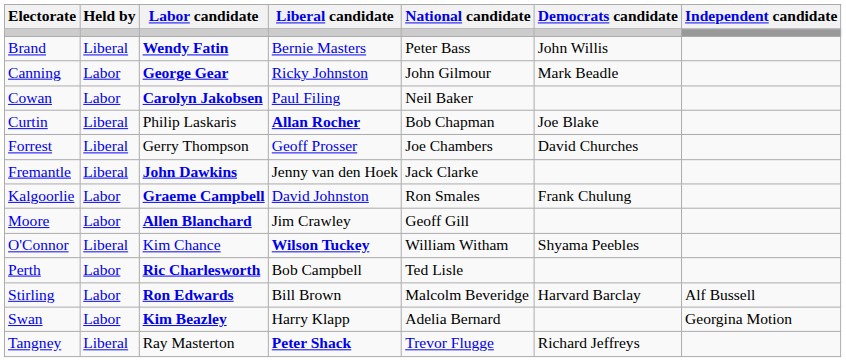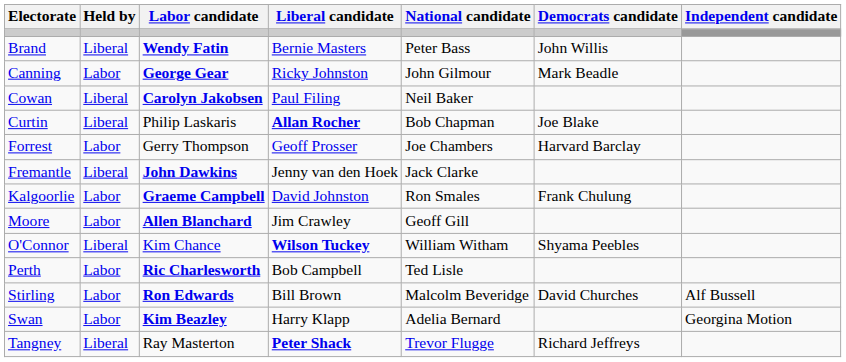(102, 97) Labor -> (106, 97) Liberal
(106, 147) Liberal -> (102, 147) Labor
(588, 147) David Churches -> (589, 147) Harvard Barclay
(589, 294) Harvard Barclay -> (588, 294) David Churches
